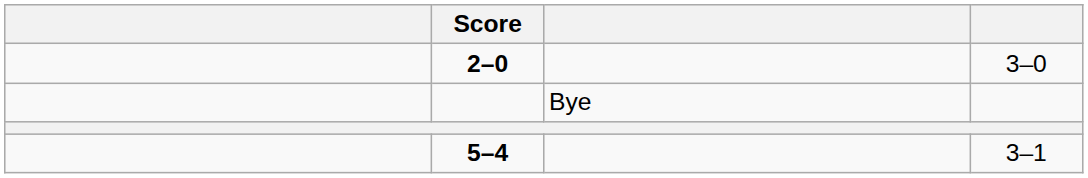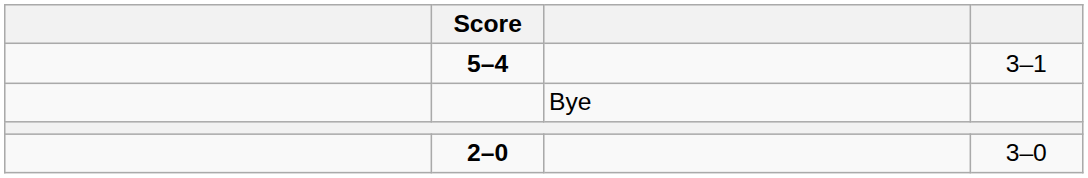rows swapped: (488, 152) <-> (488, 63)
